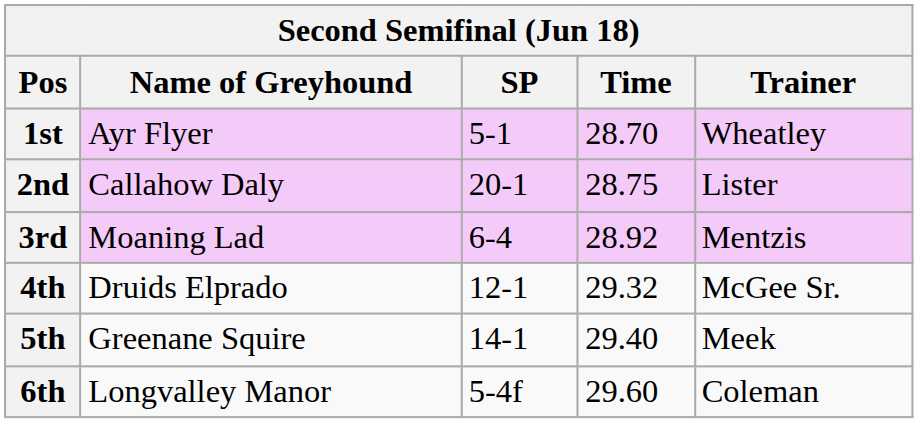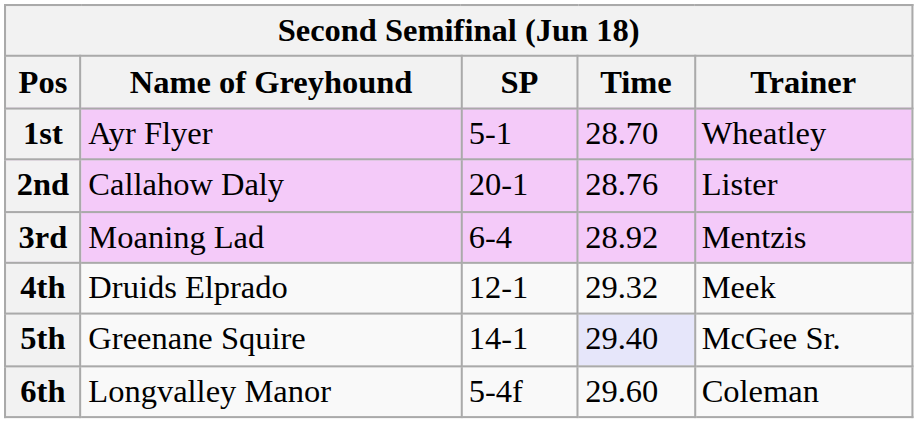(622, 184) 28.75 -> (622, 184) 28.76
(771, 287) McGee Sr. -> (739, 287) Meek
(622, 339) no background -> (622, 339) lavender background
(739, 339) Meek -> (771, 339) McGee Sr.
